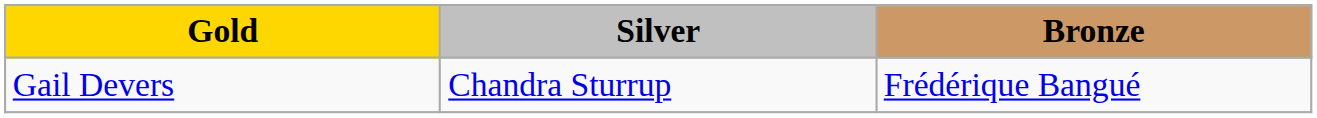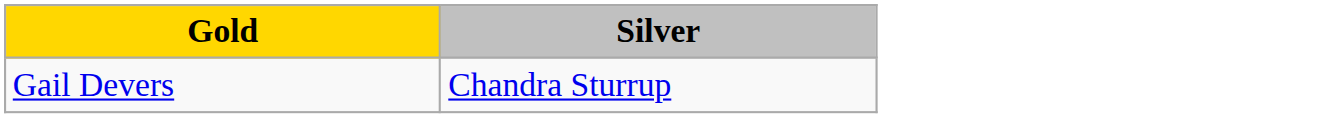- column: (1094, 31)
